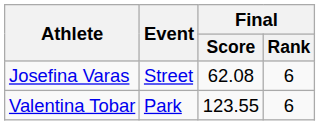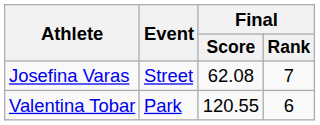(289, 76) 6 -> (289, 76) 7
(231, 105) 123.55 -> (231, 105) 120.55
